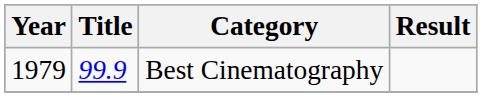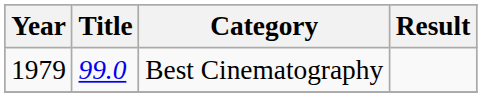(102, 69) 99.9 -> (102, 69) 99.0
